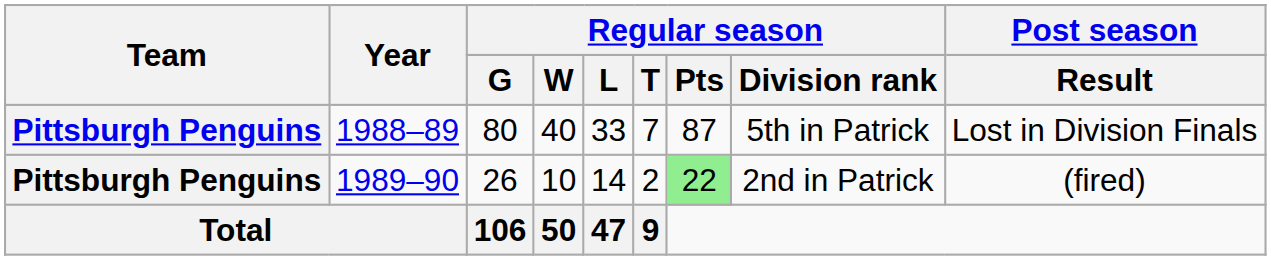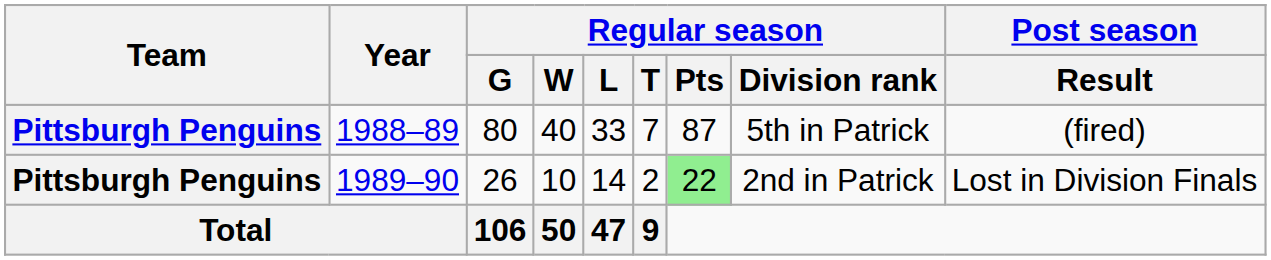(1104, 130) Lost in Division Finals -> (1104, 130) (fired)
(1104, 180) (fired) -> (1104, 180) Lost in Division Finals
